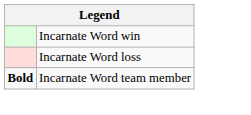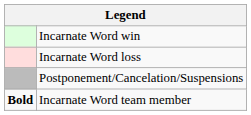+ row: (141, 78)
